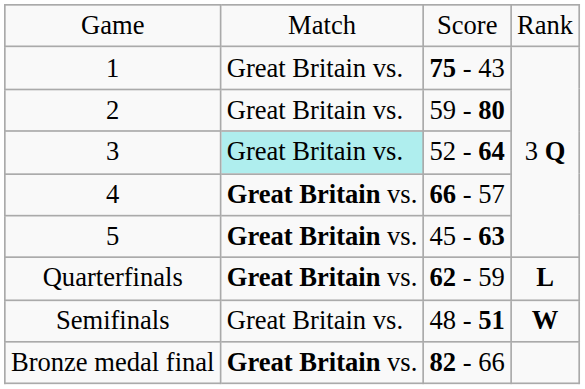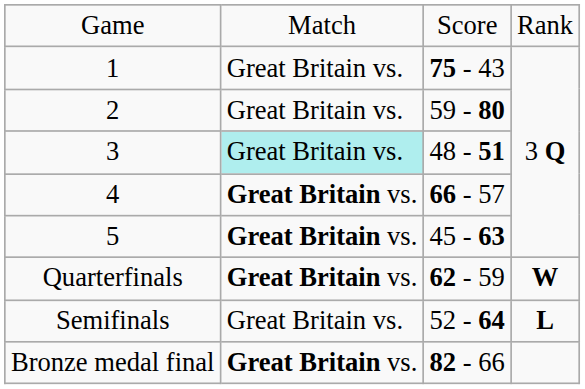(467, 151) 52 - 64 -> (467, 151) 48 - 51
(545, 278) L -> (545, 278) W
(467, 320) 48 - 51 -> (467, 320) 52 - 64
(545, 320) W -> (545, 320) L
